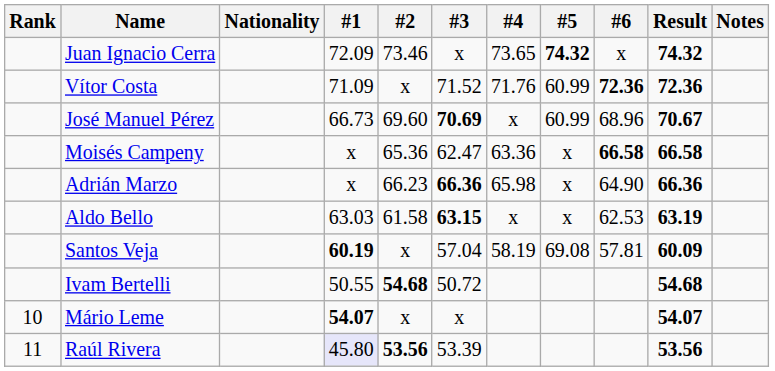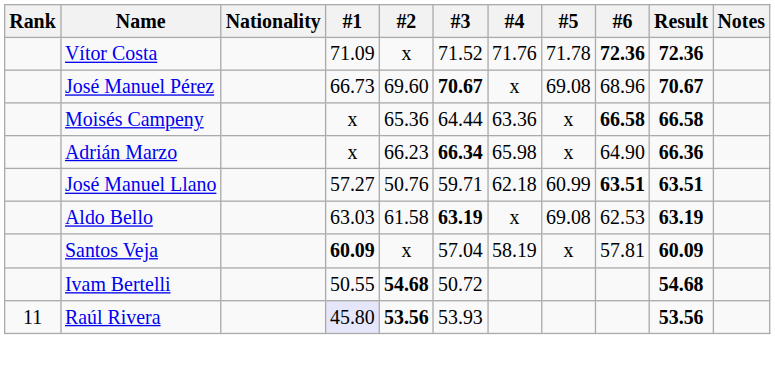- row: (140, 53)
(567, 86) 60.99 -> (568, 53) 71.78
(459, 119) 70.69 -> (460, 86) 70.67
(567, 119) 60.99 -> (568, 86) 69.08
(459, 152) 62.47 -> (460, 119) 64.44
(459, 185) 66.36 -> (460, 152) 66.34
+ row: (141, 185)
(459, 218) 63.15 -> (460, 218) 63.19
(567, 218) x -> (568, 218) 69.08
(351, 250) 60.19 -> (352, 250) 60.09
(567, 250) 69.08 -> (568, 250) x
- row: (114, 316)
(459, 349) 53.39 -> (460, 316) 53.93
